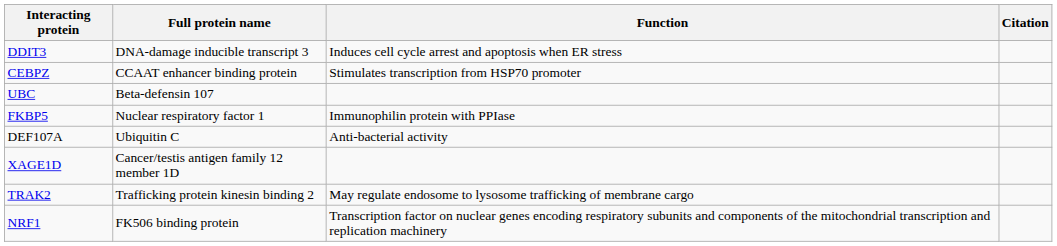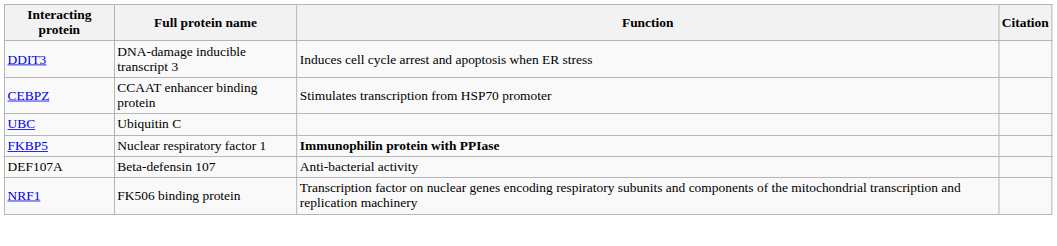(165, 94) Beta-defensin 107 -> (149, 124) Ubiquitin C
(422, 115) normal -> (400, 145) bold
(147, 136) Ubiquitin C -> (166, 167) Beta-defensin 107
- row: (34, 165)
- row: (29, 194)
